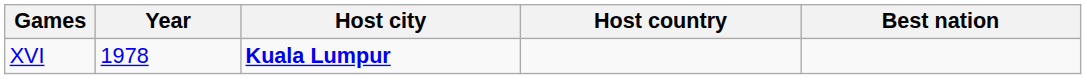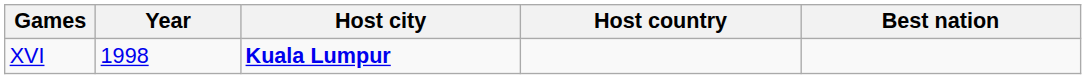(125, 55) 1978 -> (125, 55) 1998
